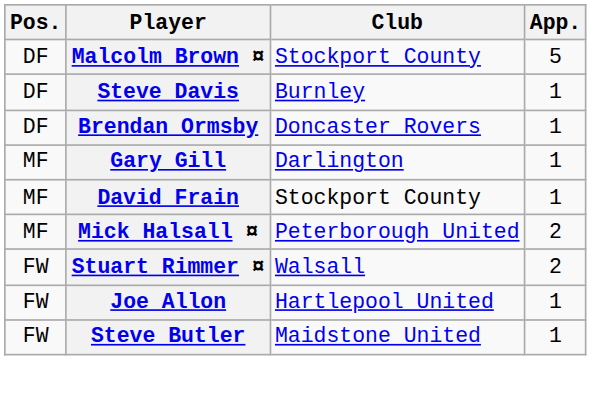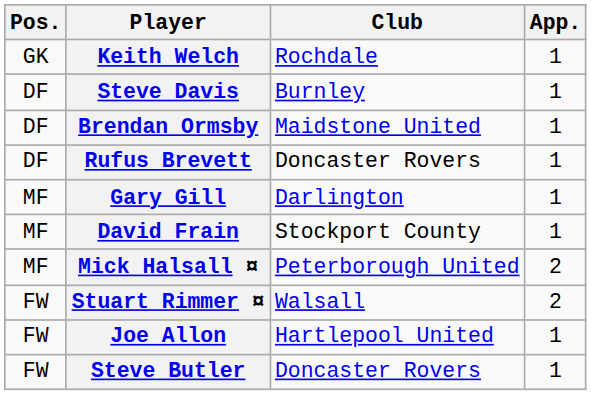+ row: (168, 57)
- row: (168, 57)
(378, 127) Doncaster Rovers -> (378, 127) Maidstone United
+ row: (168, 162)
(378, 337) Maidstone United -> (378, 372) Doncaster Rovers
